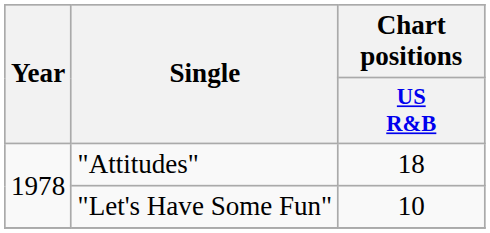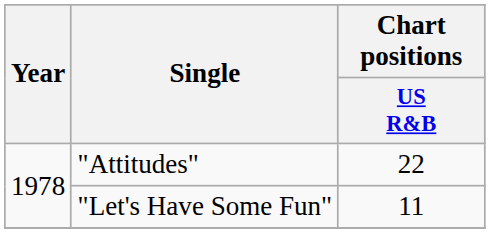(411, 163) 18 -> (411, 163) 22
(411, 206) 10 -> (411, 206) 11
